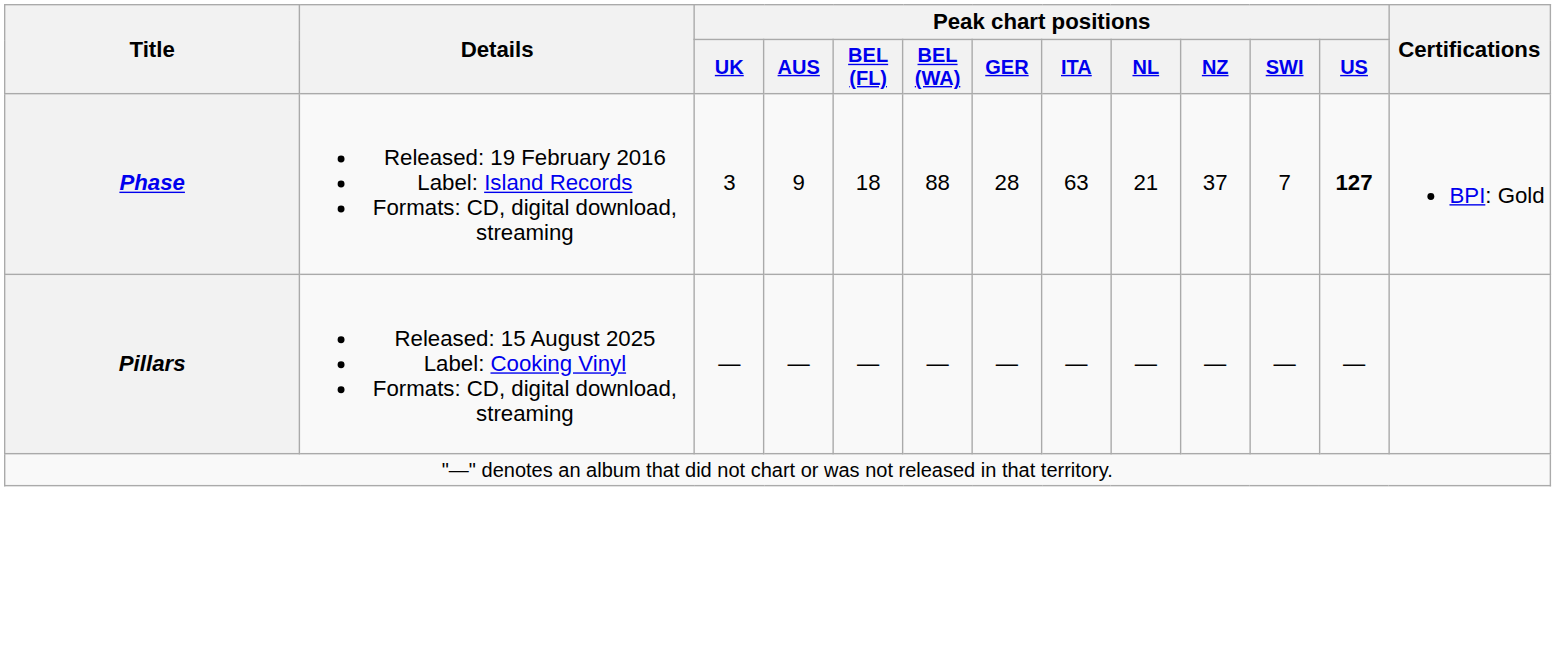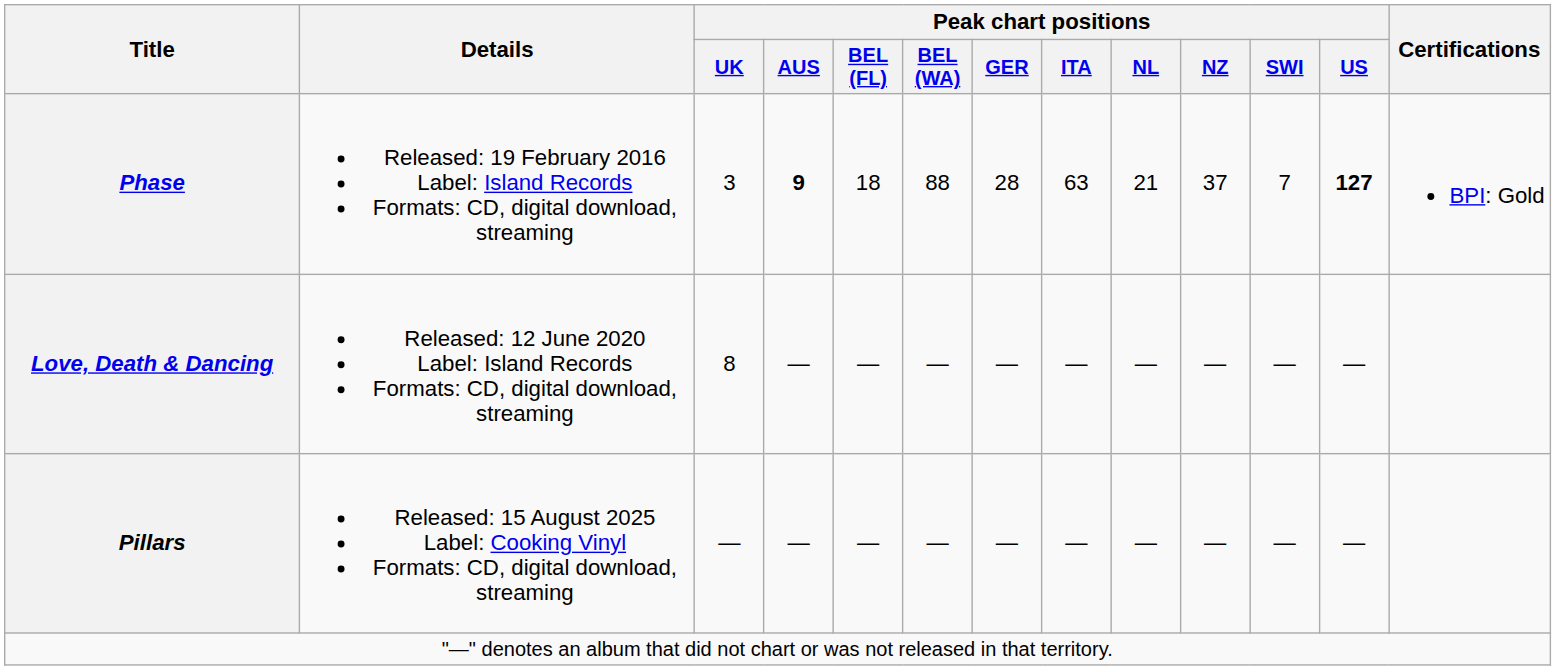(799, 183) normal -> (799, 183) bold
+ row: (152, 363)
